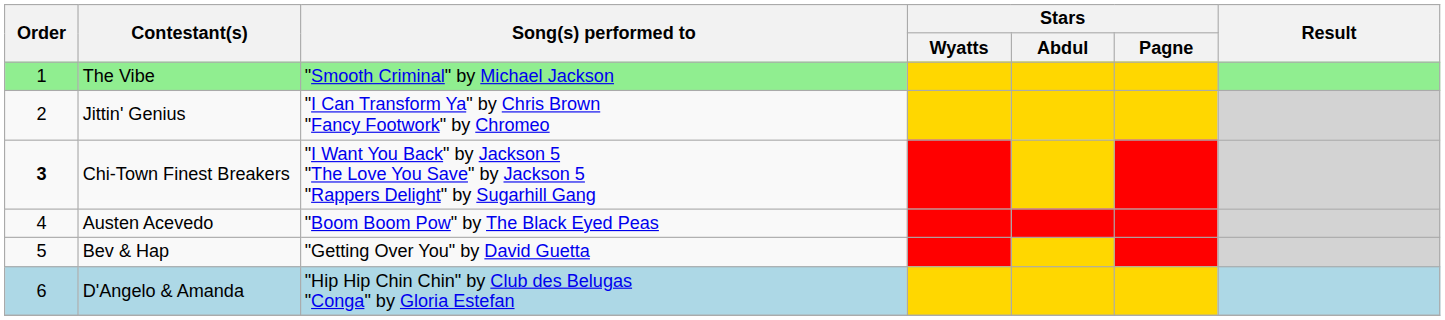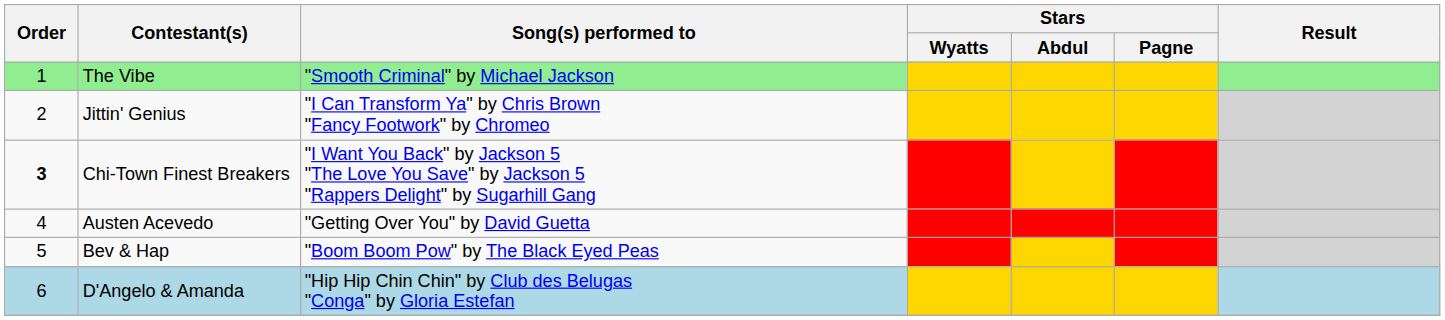(482, 223) "Boom Boom Pow" by The Black Eyed Peas -> (447, 223) "Getting Over You" by David Guetta
(447, 251) "Getting Over You" by David Guetta -> (482, 251) "Boom Boom Pow" by The Black Eyed Peas
